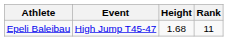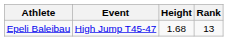(209, 28) 11 -> (209, 28) 13
